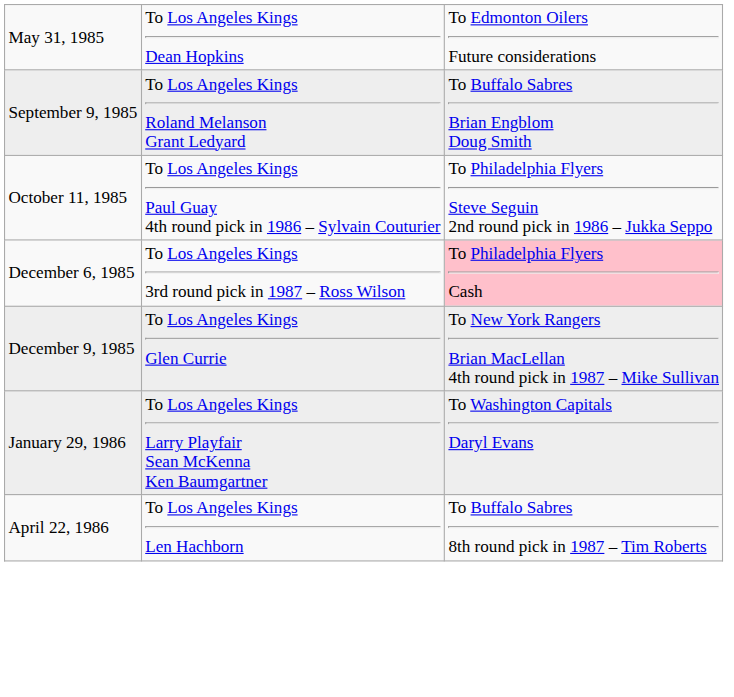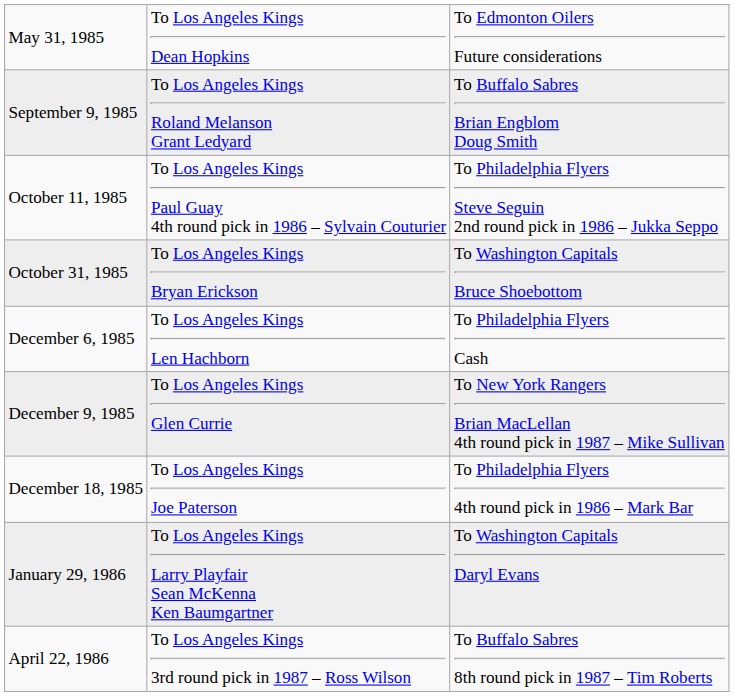+ row: (68, 272)
(293, 272) To Los Angeles Kings 3rd round pick in 1987 – Ross Wilson -> (299, 338) To Los Angeles Kings Len Hachborn
(584, 272) pink background -> (589, 338) no background
+ row: (76, 489)
(293, 527) To Los Angeles Kings Len Hachborn -> (299, 659) To Los Angeles Kings 3rd round pick in 1987 – Ross Wilson
